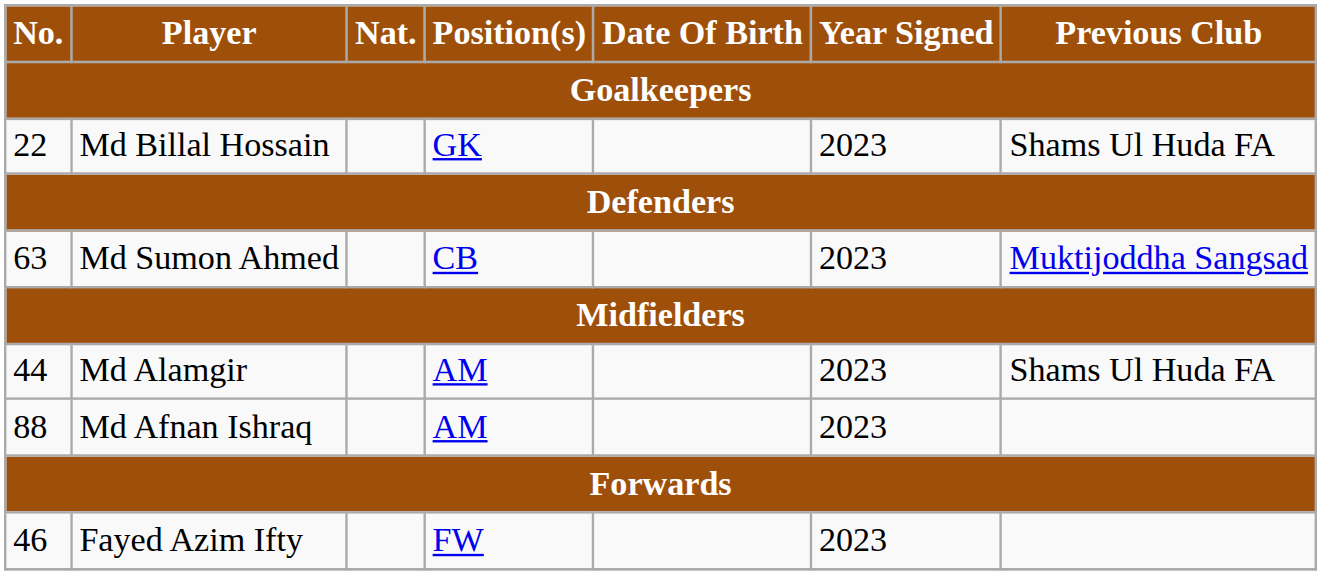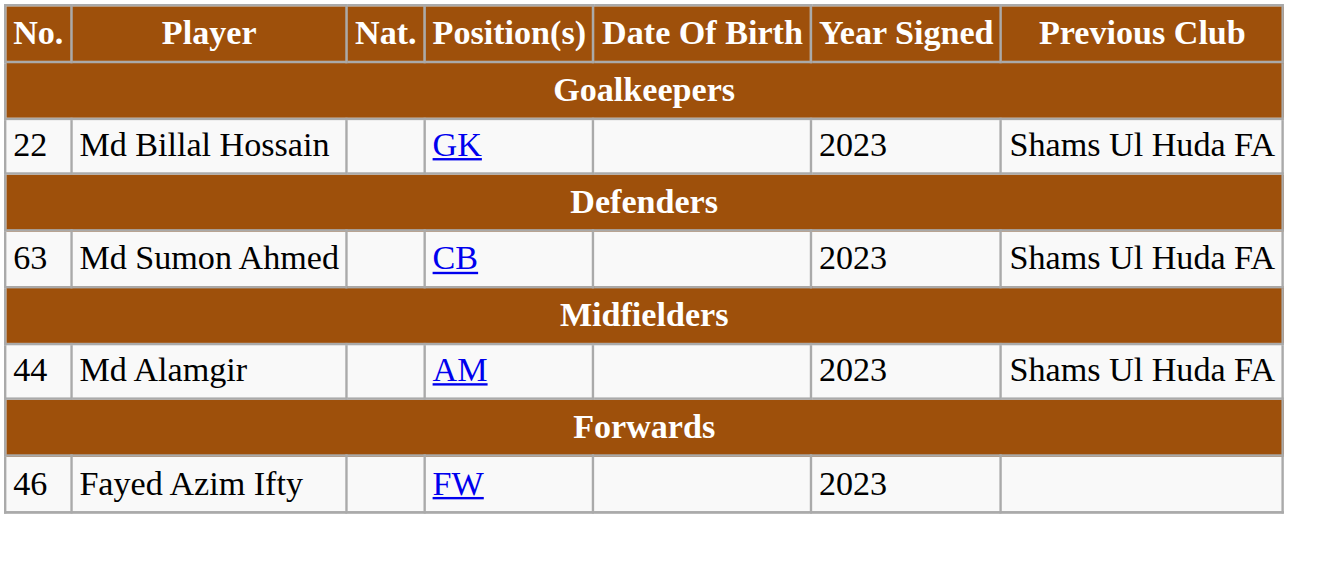(1159, 258) Muktijoddha Sangsad -> (1142, 258) Shams Ul Huda FA
- row: (196, 427)
